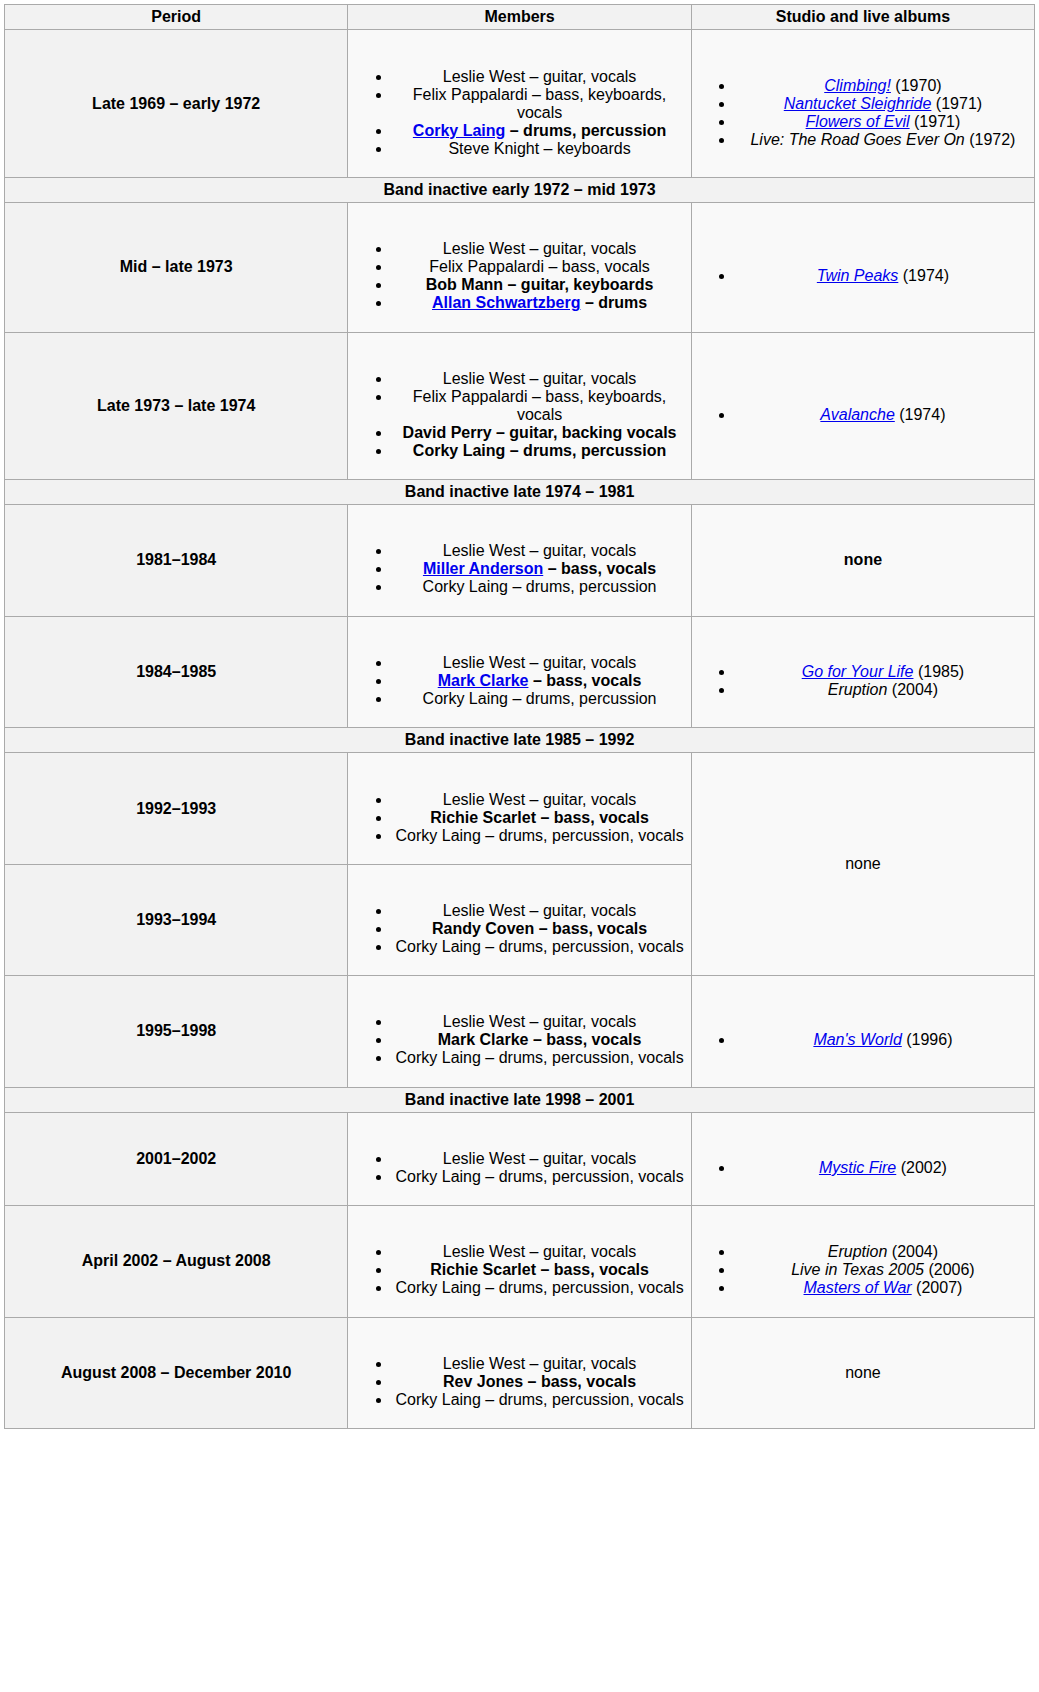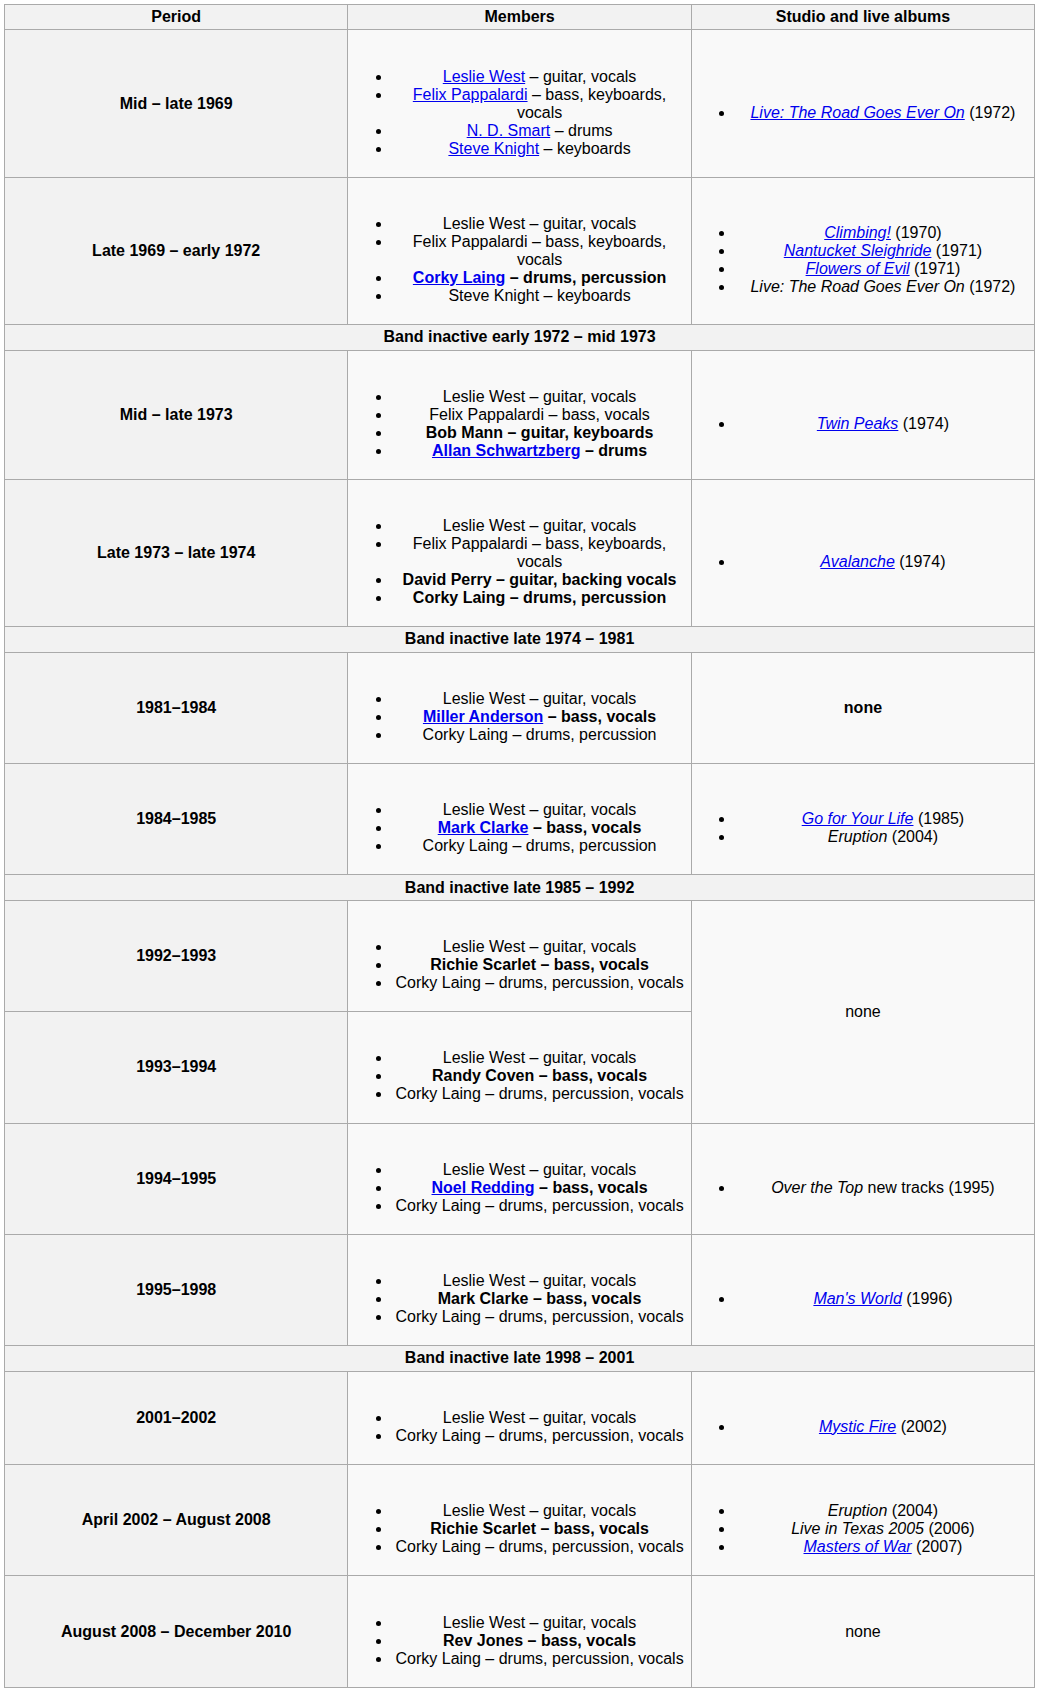+ row: (176, 103)
+ row: (176, 1178)
